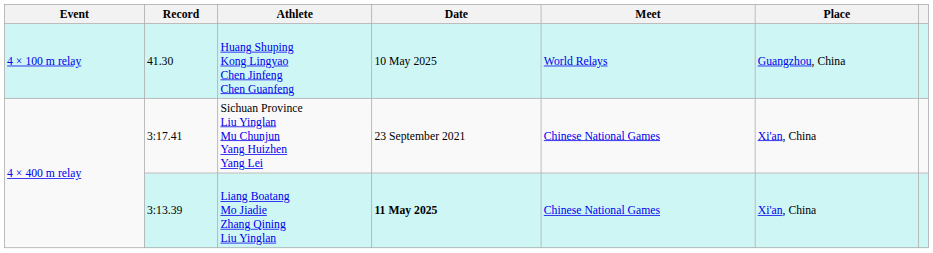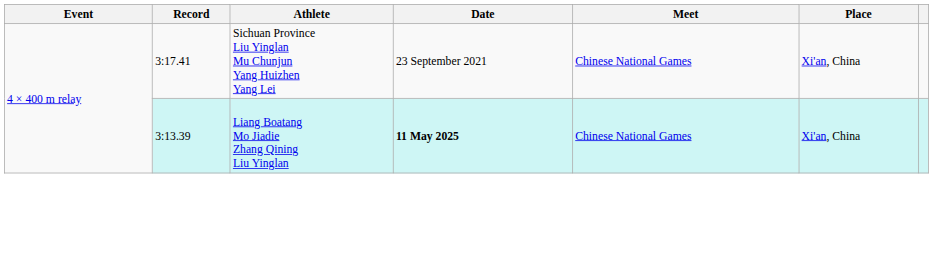- row: (257, 68)
